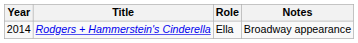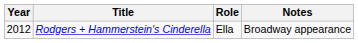(19, 30) 2014 -> (19, 30) 2012
